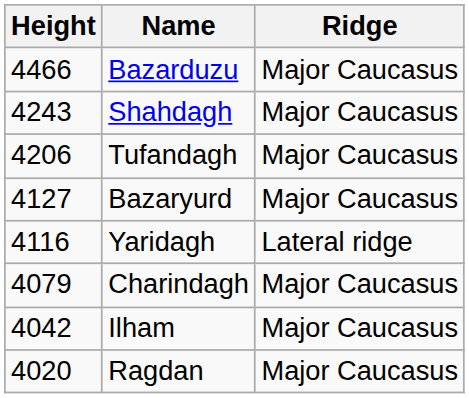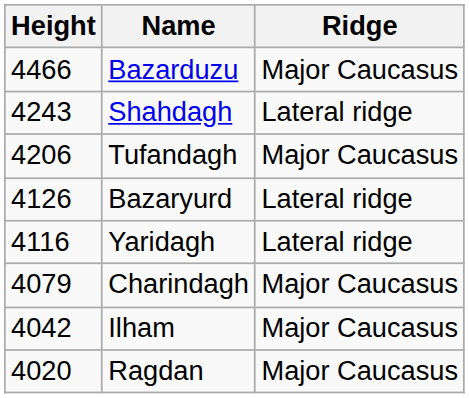(360, 112) Major Caucasus -> (337, 112) Lateral ridge
(41, 198) 4127 -> (41, 198) 4126
(360, 198) Major Caucasus -> (337, 198) Lateral ridge
